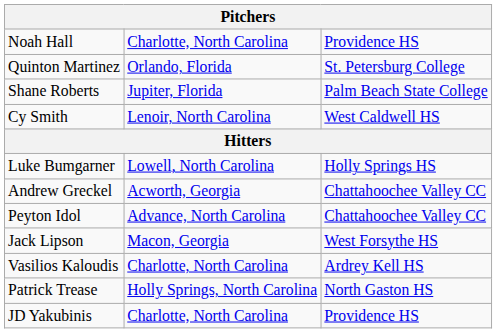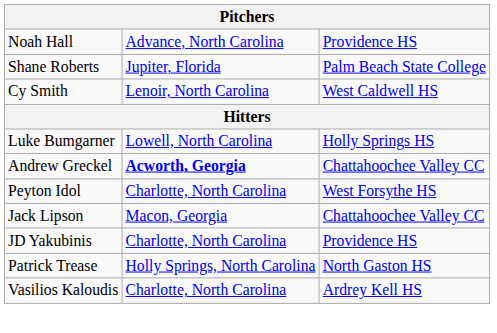(208, 41) Charlotte, North Carolina -> (205, 41) Advance, North Carolina
- row: (64, 66)
(184, 191) normal -> (186, 166) bold
(206, 215) Advance, North Carolina -> (206, 191) Charlotte, North Carolina
(405, 215) Chattahoochee Valley CC -> (380, 191) West Forsythe HS
(381, 240) West Forsythe HS -> (404, 215) Chattahoochee Valley CC
rows swapped: (63, 265) <-> (50, 315)
